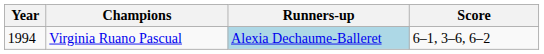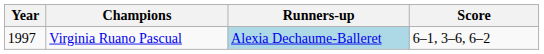(22, 37) 1994 -> (22, 37) 1997
